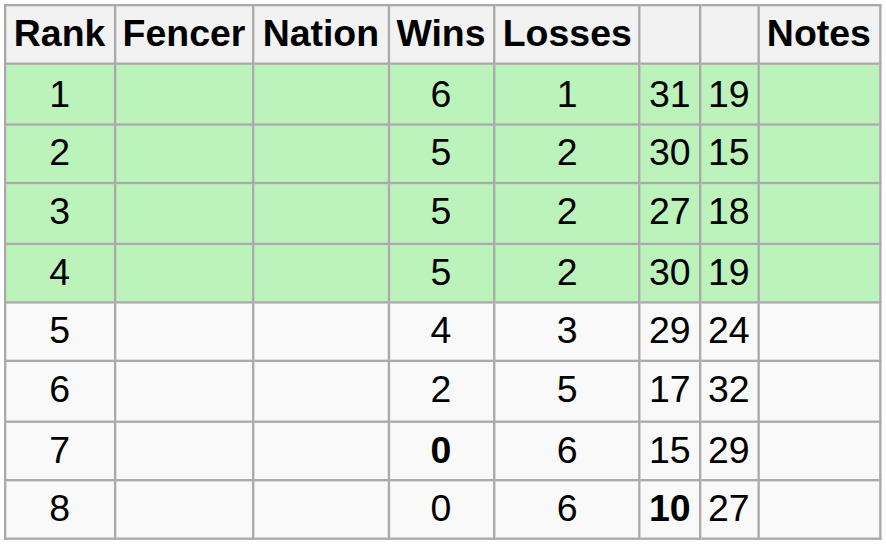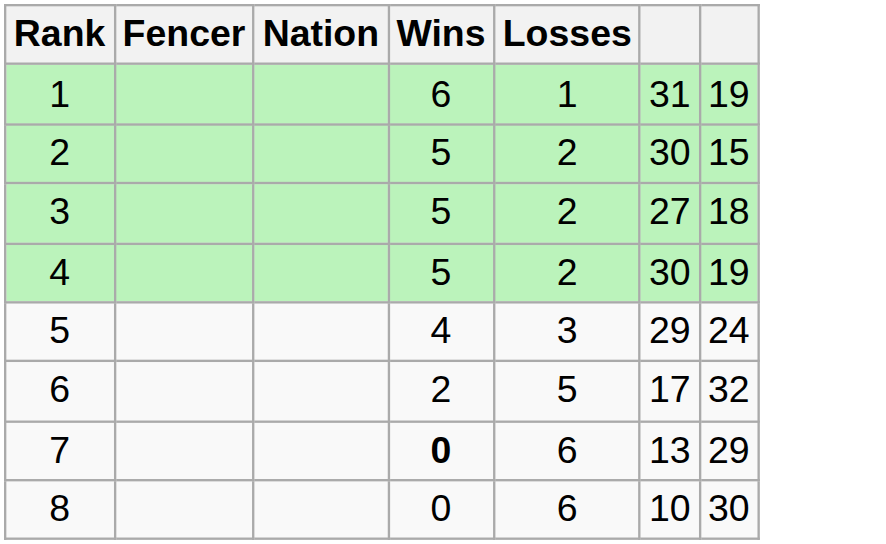- column: (819, 34)
(670, 449) 15 -> (670, 449) 13
(670, 509) bold -> (670, 509) normal
(729, 509) 27 -> (729, 509) 30
